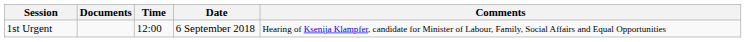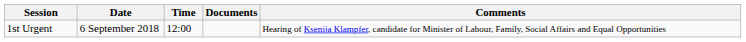columns swapped: (217, 12) <-> (106, 12)
